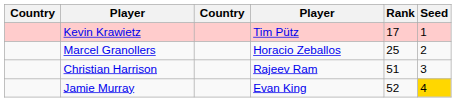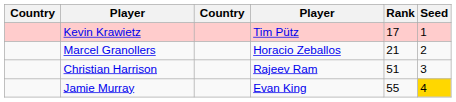(393, 50) 25 -> (393, 50) 21
(393, 87) 52 -> (393, 87) 55
